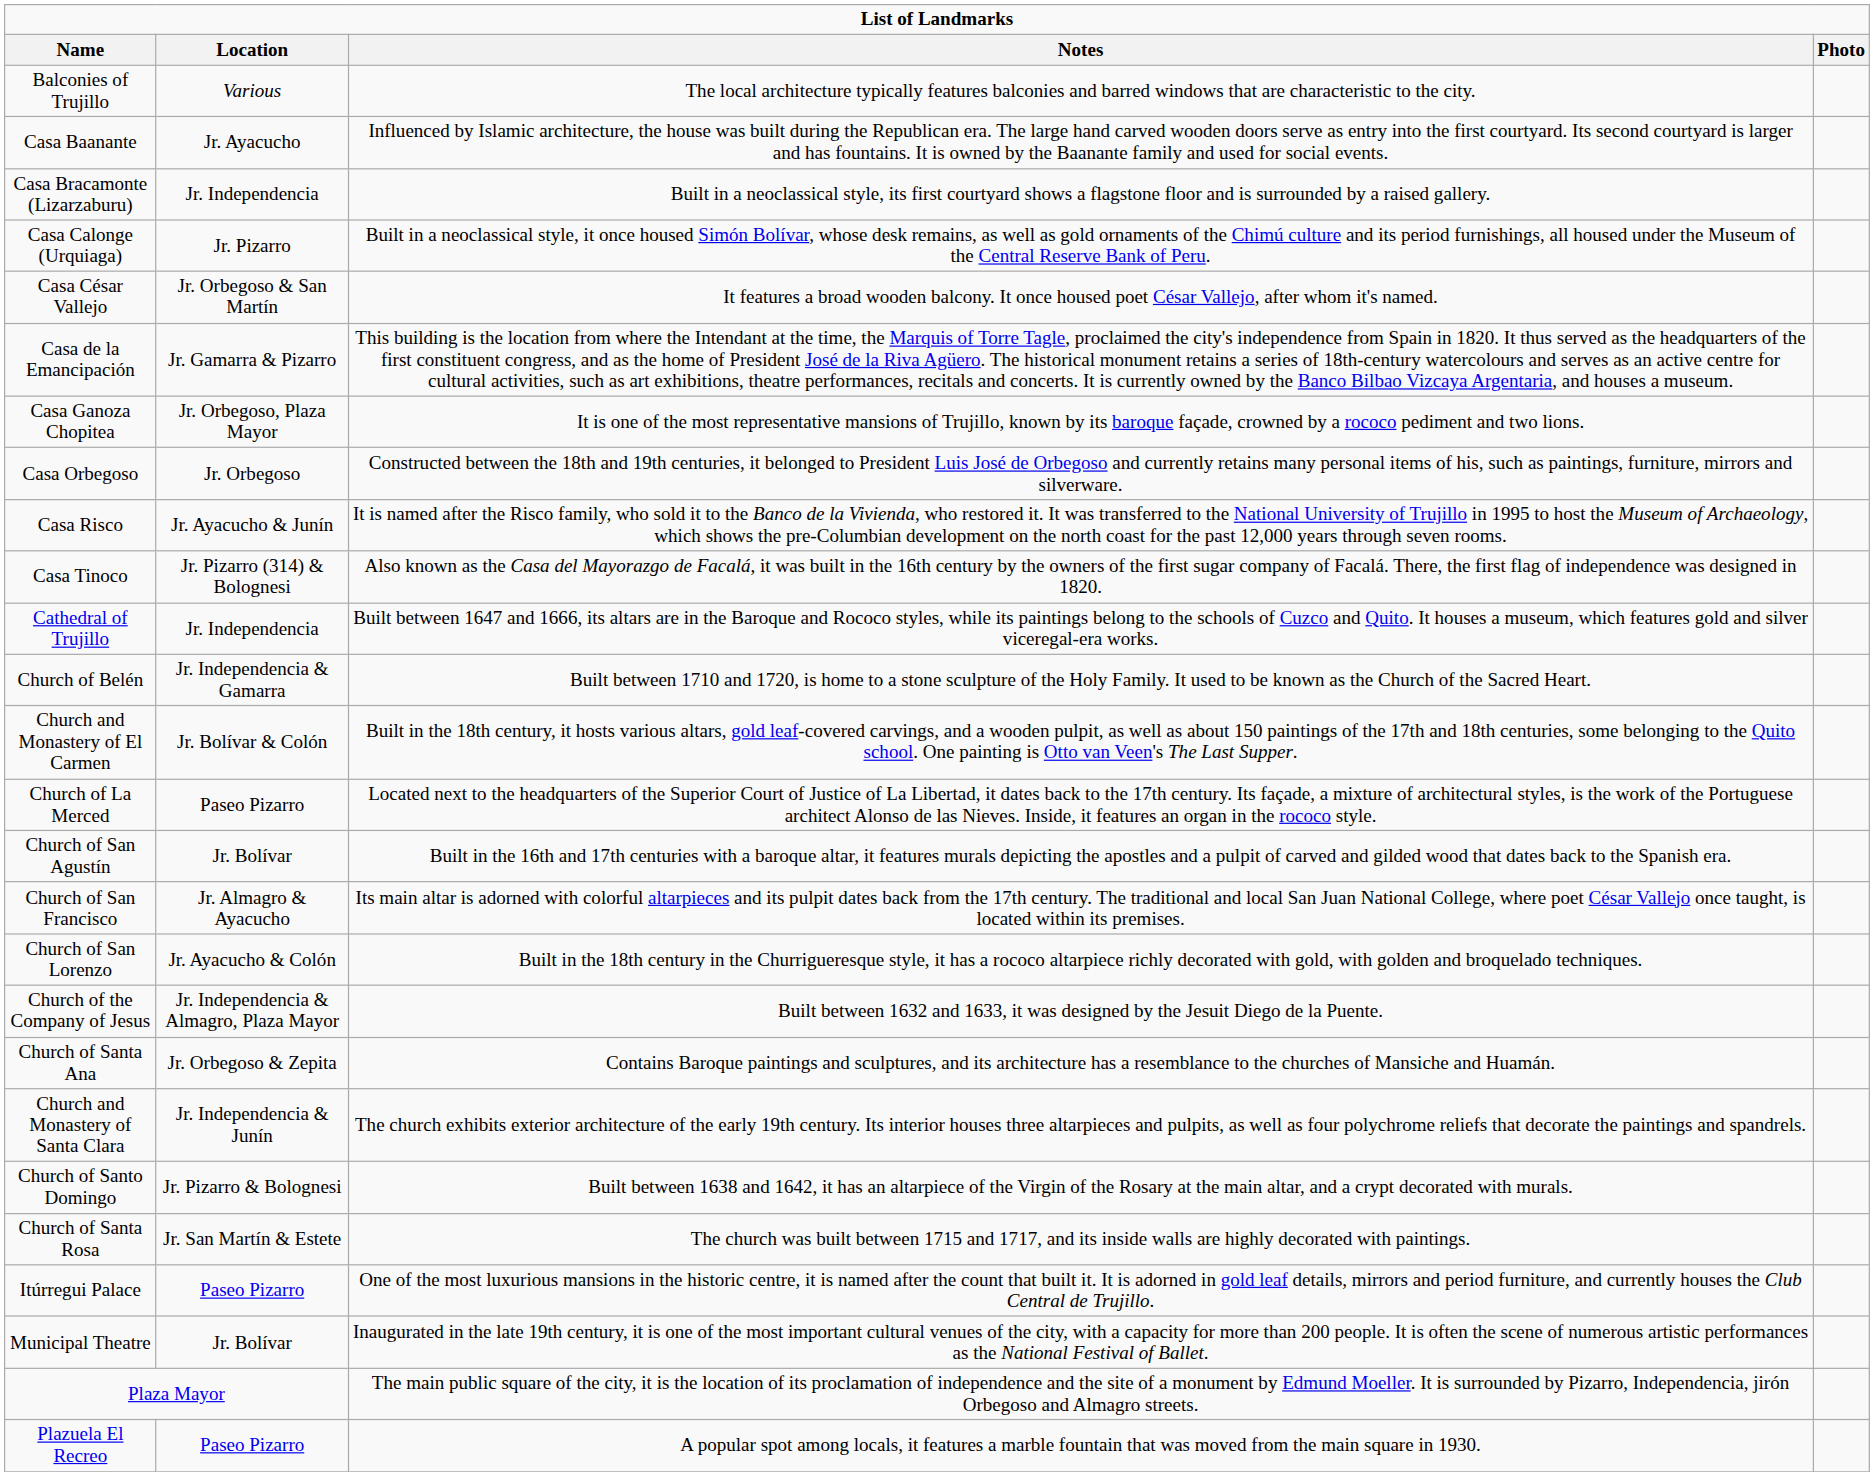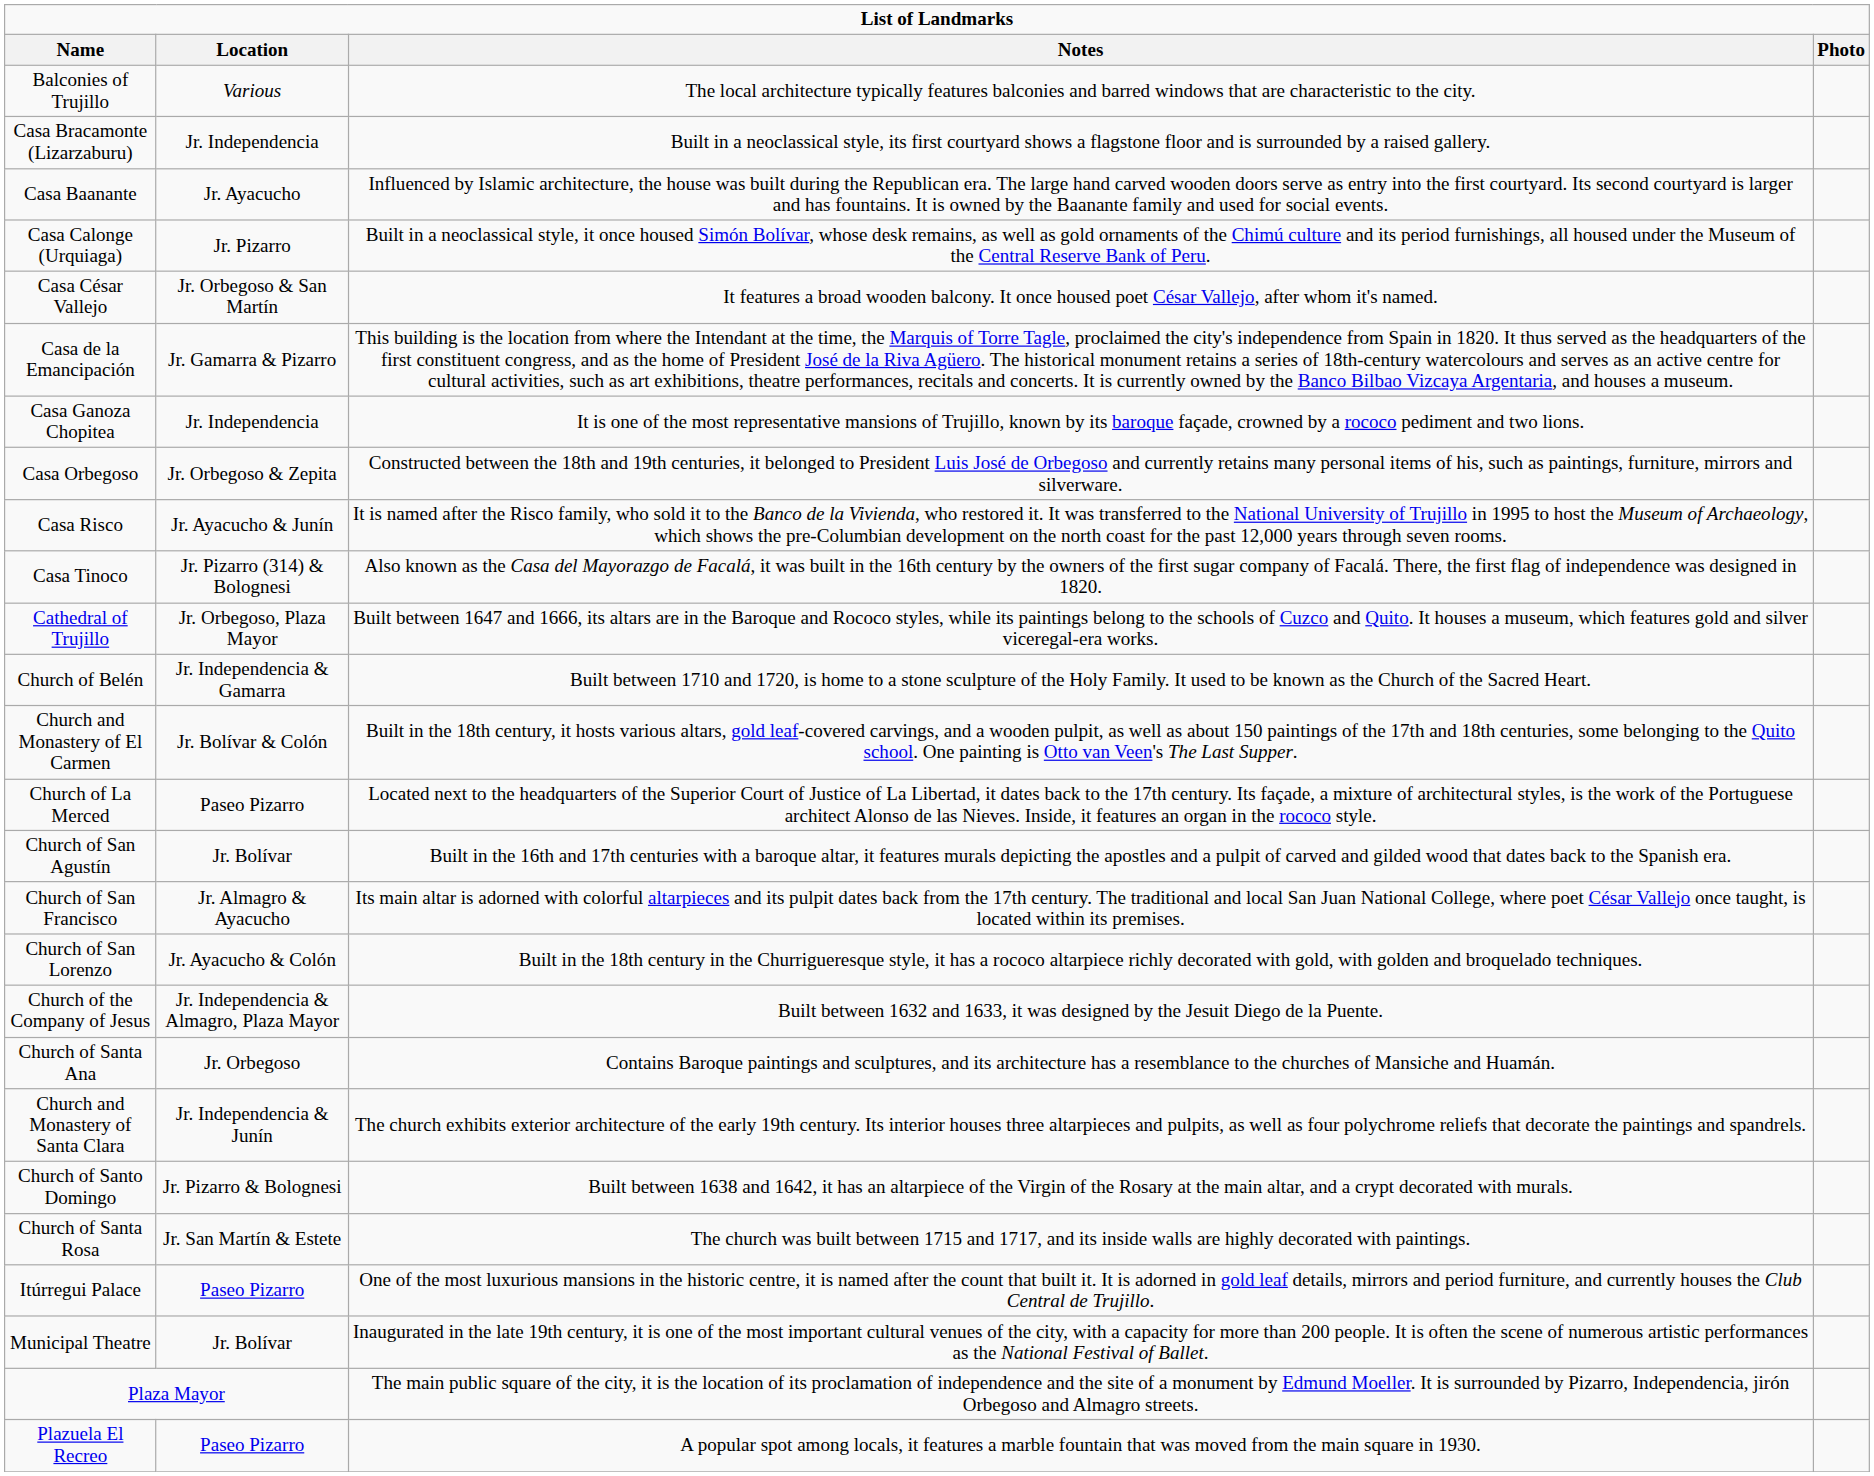rows swapped: (80, 142) <-> (80, 193)
(252, 421) Jr. Orbegoso, Plaza Mayor -> (252, 421) Jr. Independencia
(252, 473) Jr. Orbegoso -> (252, 473) Jr. Orbegoso & Zepita
(252, 628) Jr. Independencia -> (252, 628) Jr. Orbegoso, Plaza Mayor
(252, 1062) Jr. Orbegoso & Zepita -> (252, 1062) Jr. Orbegoso
